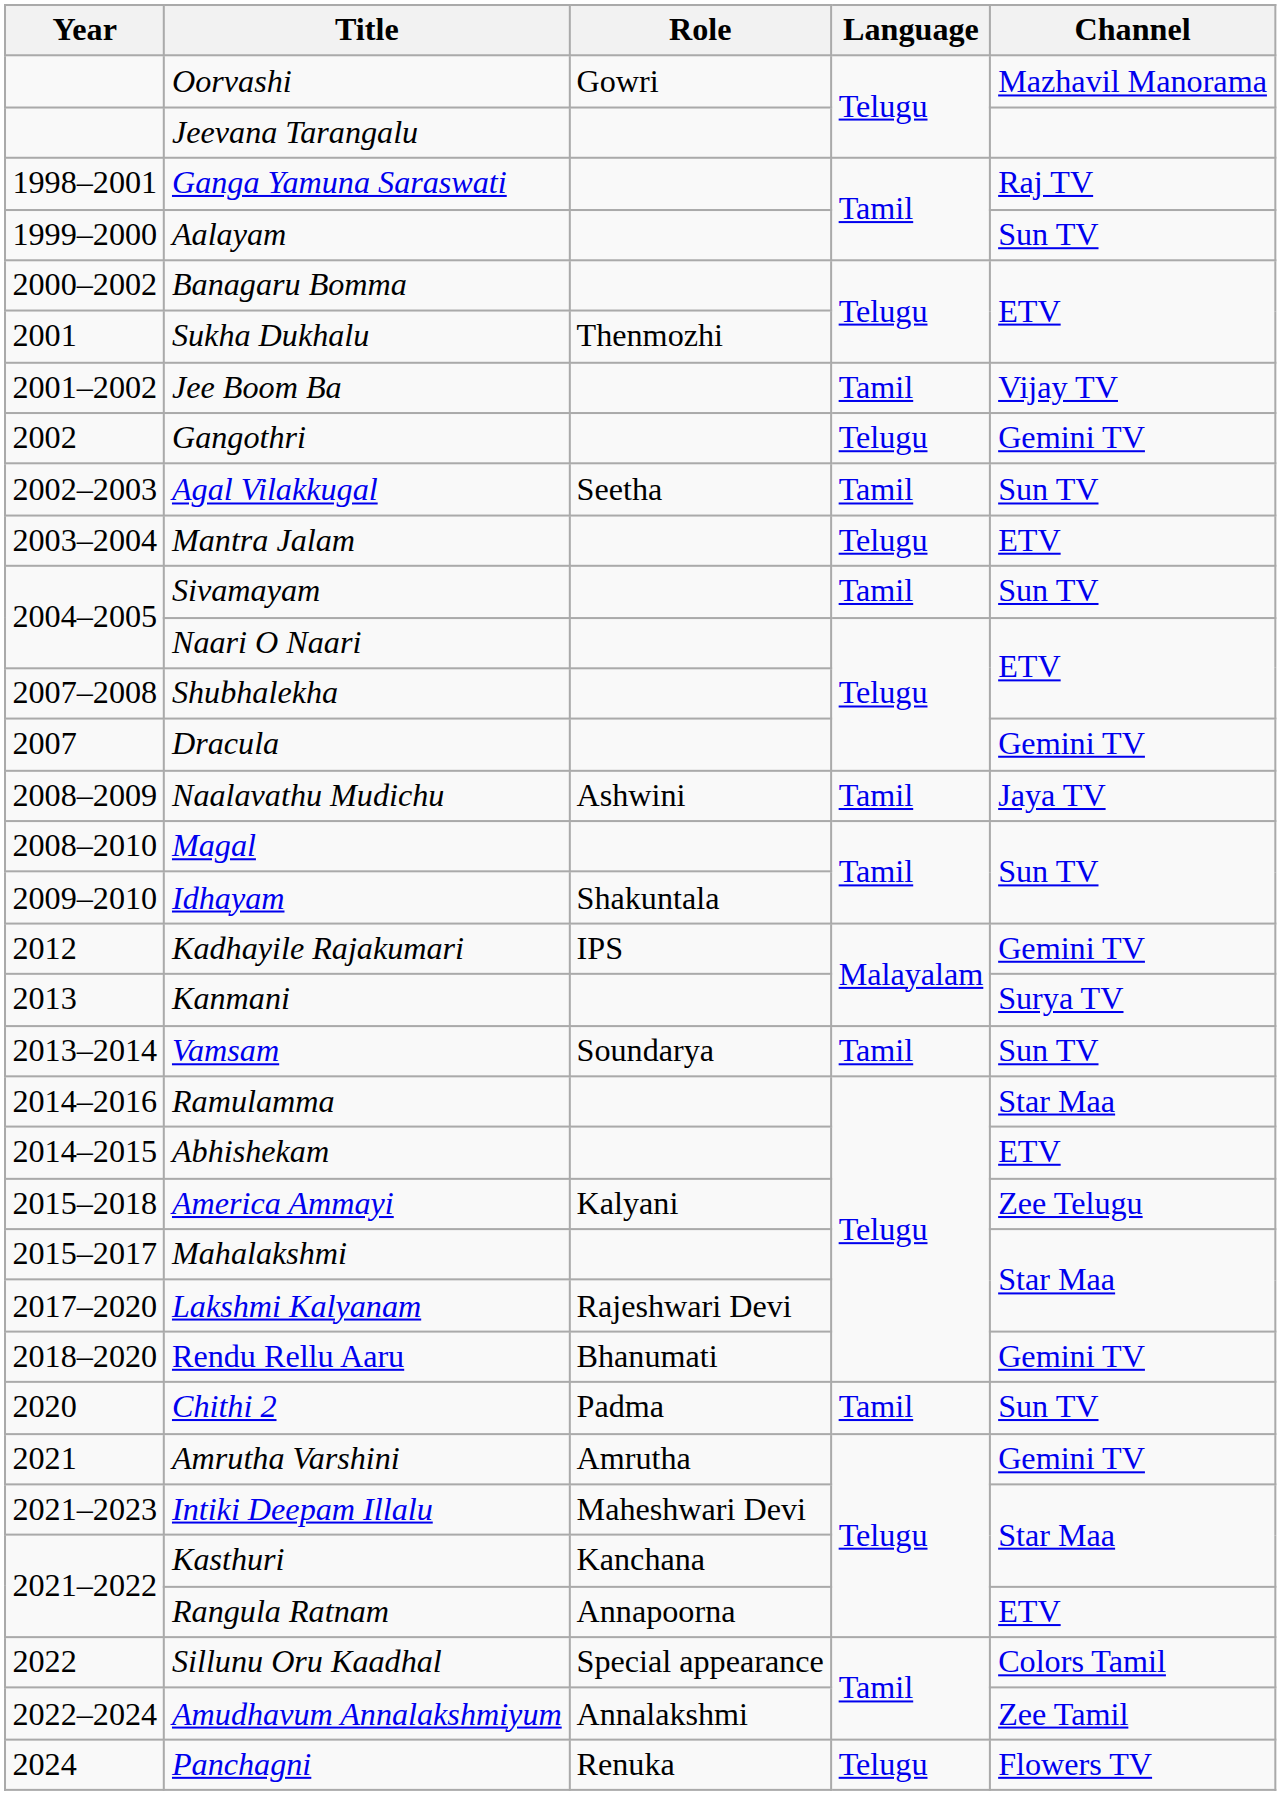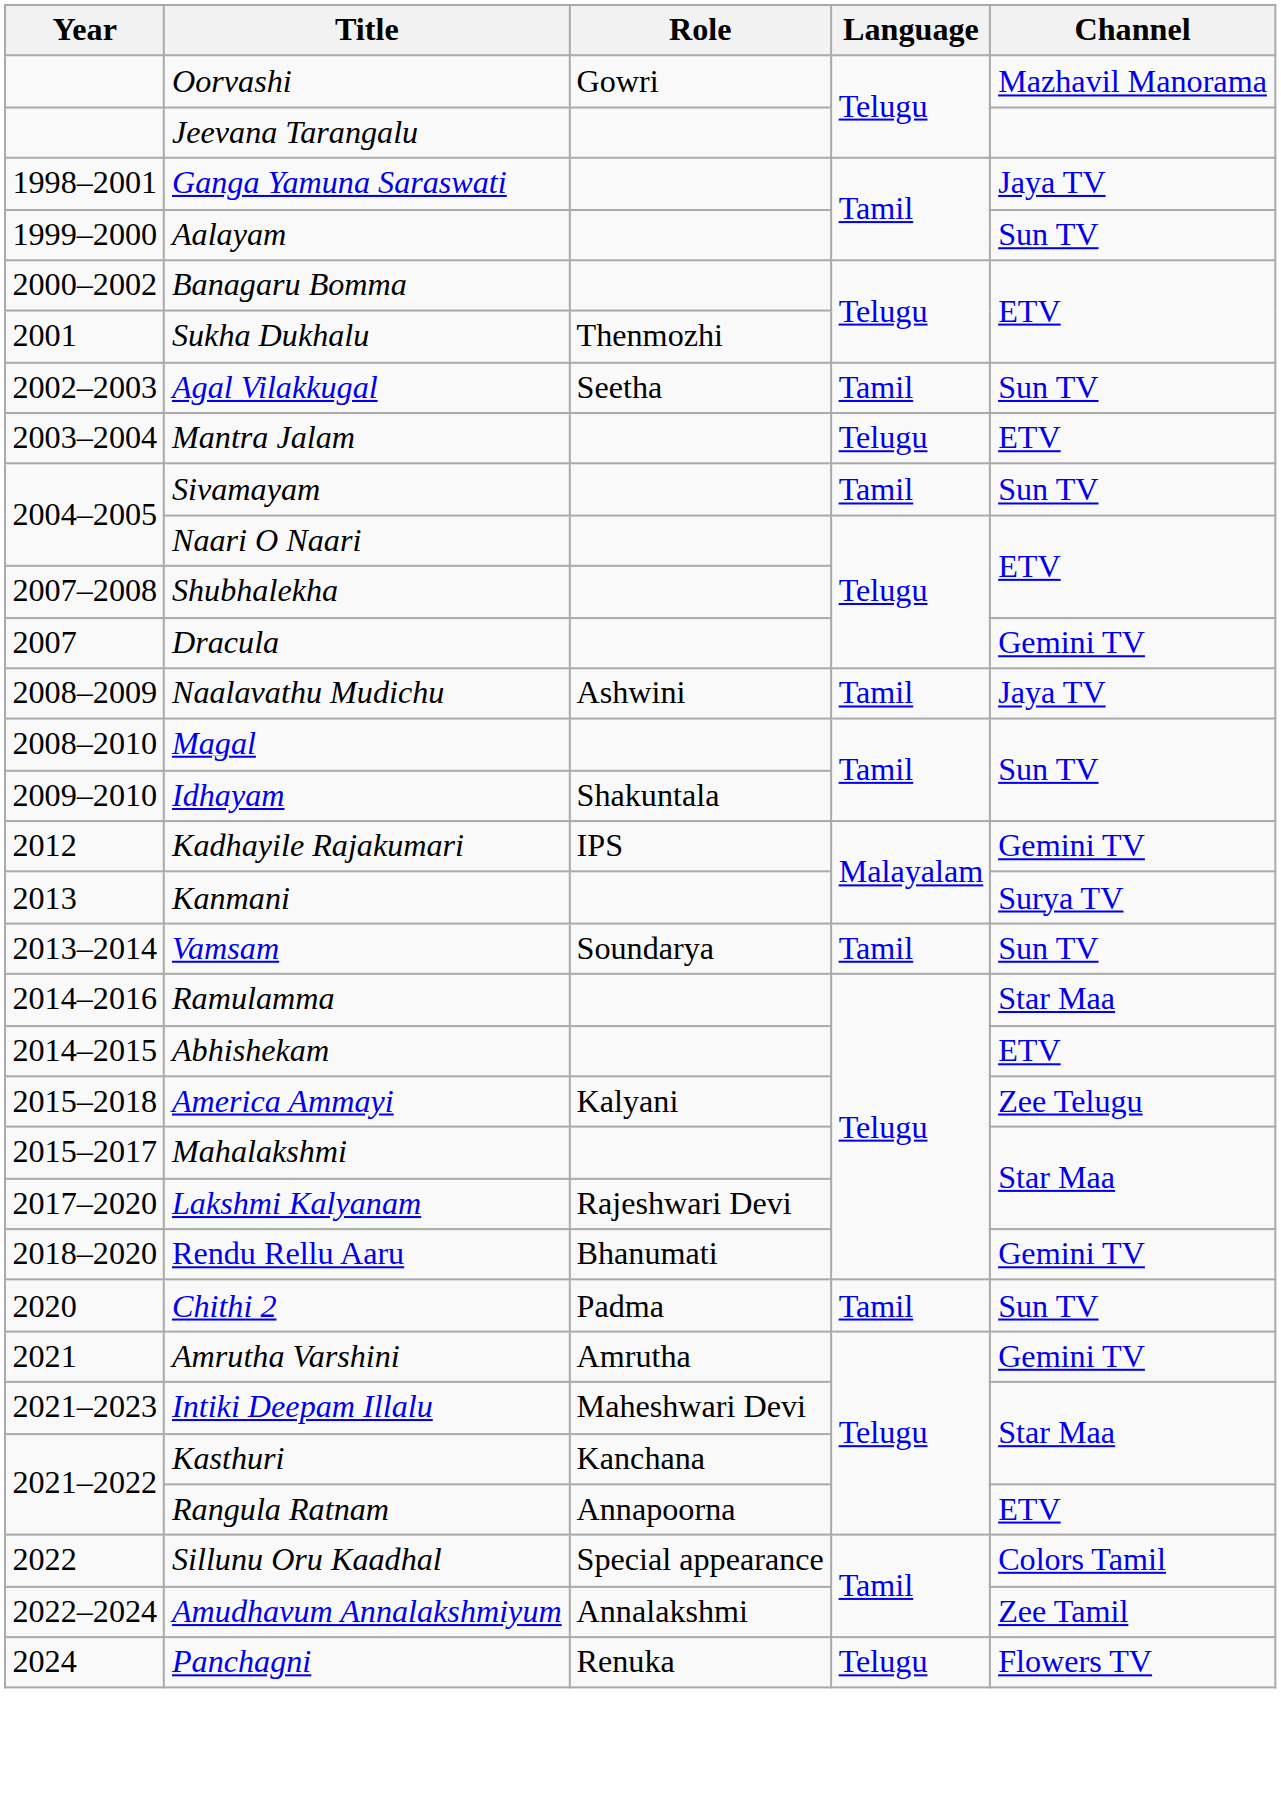(1046, 183) Raj TV -> (1052, 183) Jaya TV
- row: (257, 387)
- row: (239, 438)
